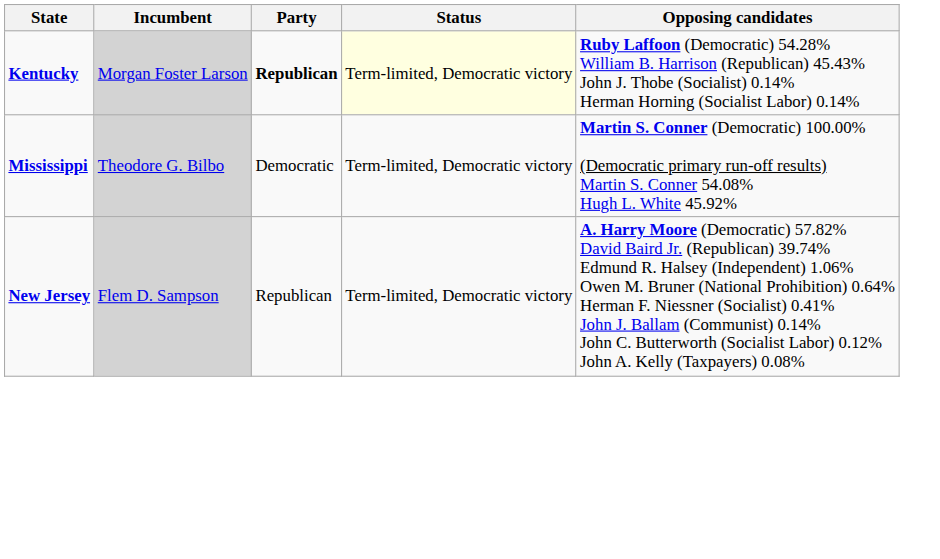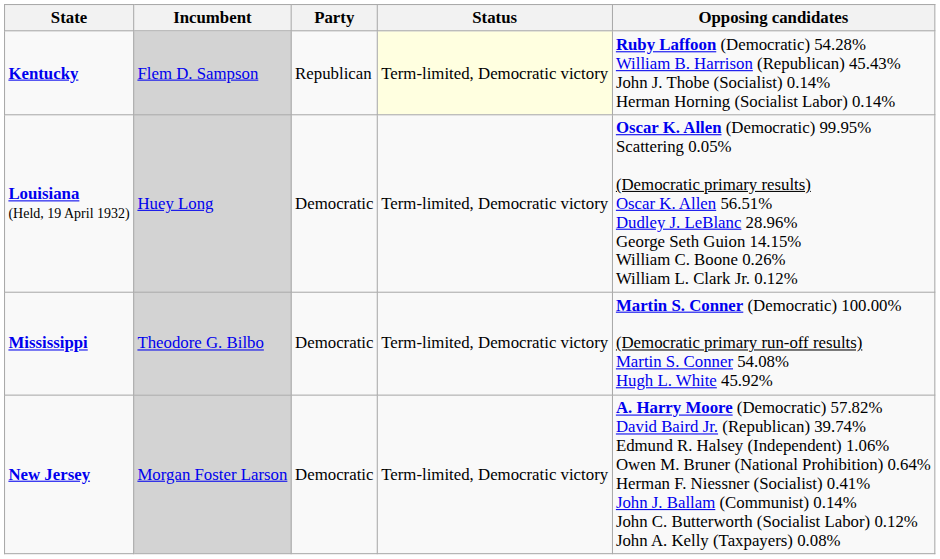(173, 72) Morgan Foster Larson -> (198, 72) Flem D. Sampson
(297, 72) bold -> (333, 72) normal
+ row: (69, 203)
(158, 296) Flem D. Sampson -> (212, 474) Morgan Foster Larson
(294, 296) Republican -> (334, 474) Democratic
